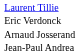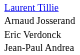rows swapped: (40, 34) <-> (33, 21)
